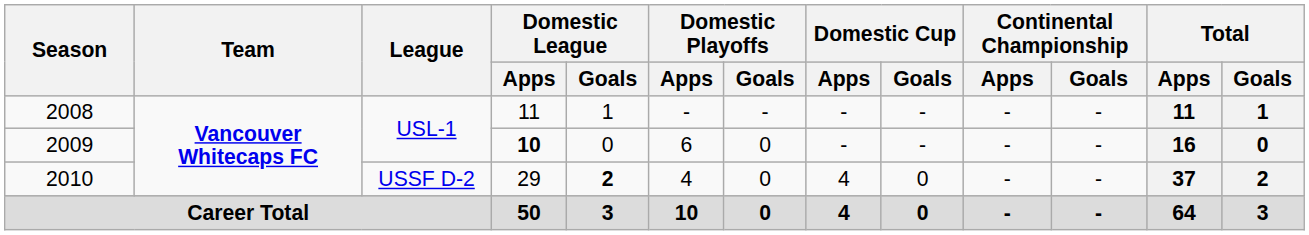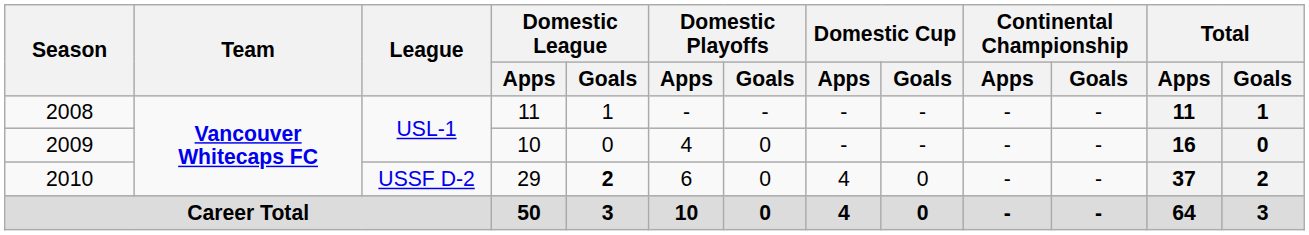(529, 146) bold -> (529, 146) normal
(686, 146) 6 -> (686, 146) 4
(686, 179) 4 -> (686, 179) 6
